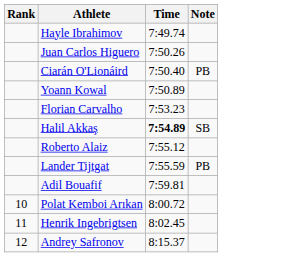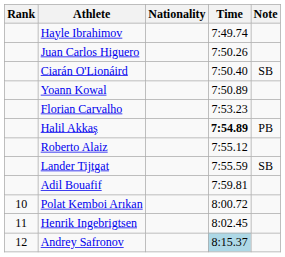+ column: (177, 14)
(203, 71) PB -> (266, 71) SB
(203, 128) SB -> (266, 128) PB
(203, 166) PB -> (266, 166) SB
(167, 242) no background -> (230, 242) lightblue background
